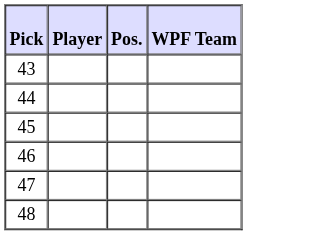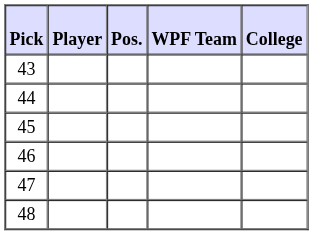+ column: (274, 39)
